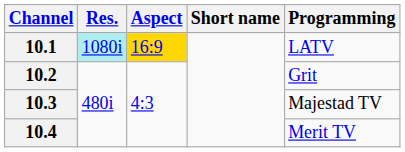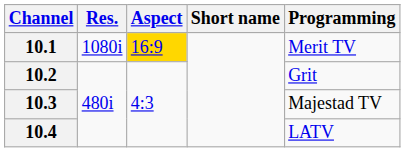(102, 47) paleturquoise background -> (102, 47) no background
(311, 47) LATV -> (322, 47) Merit TV
(322, 132) Merit TV -> (311, 132) LATV
